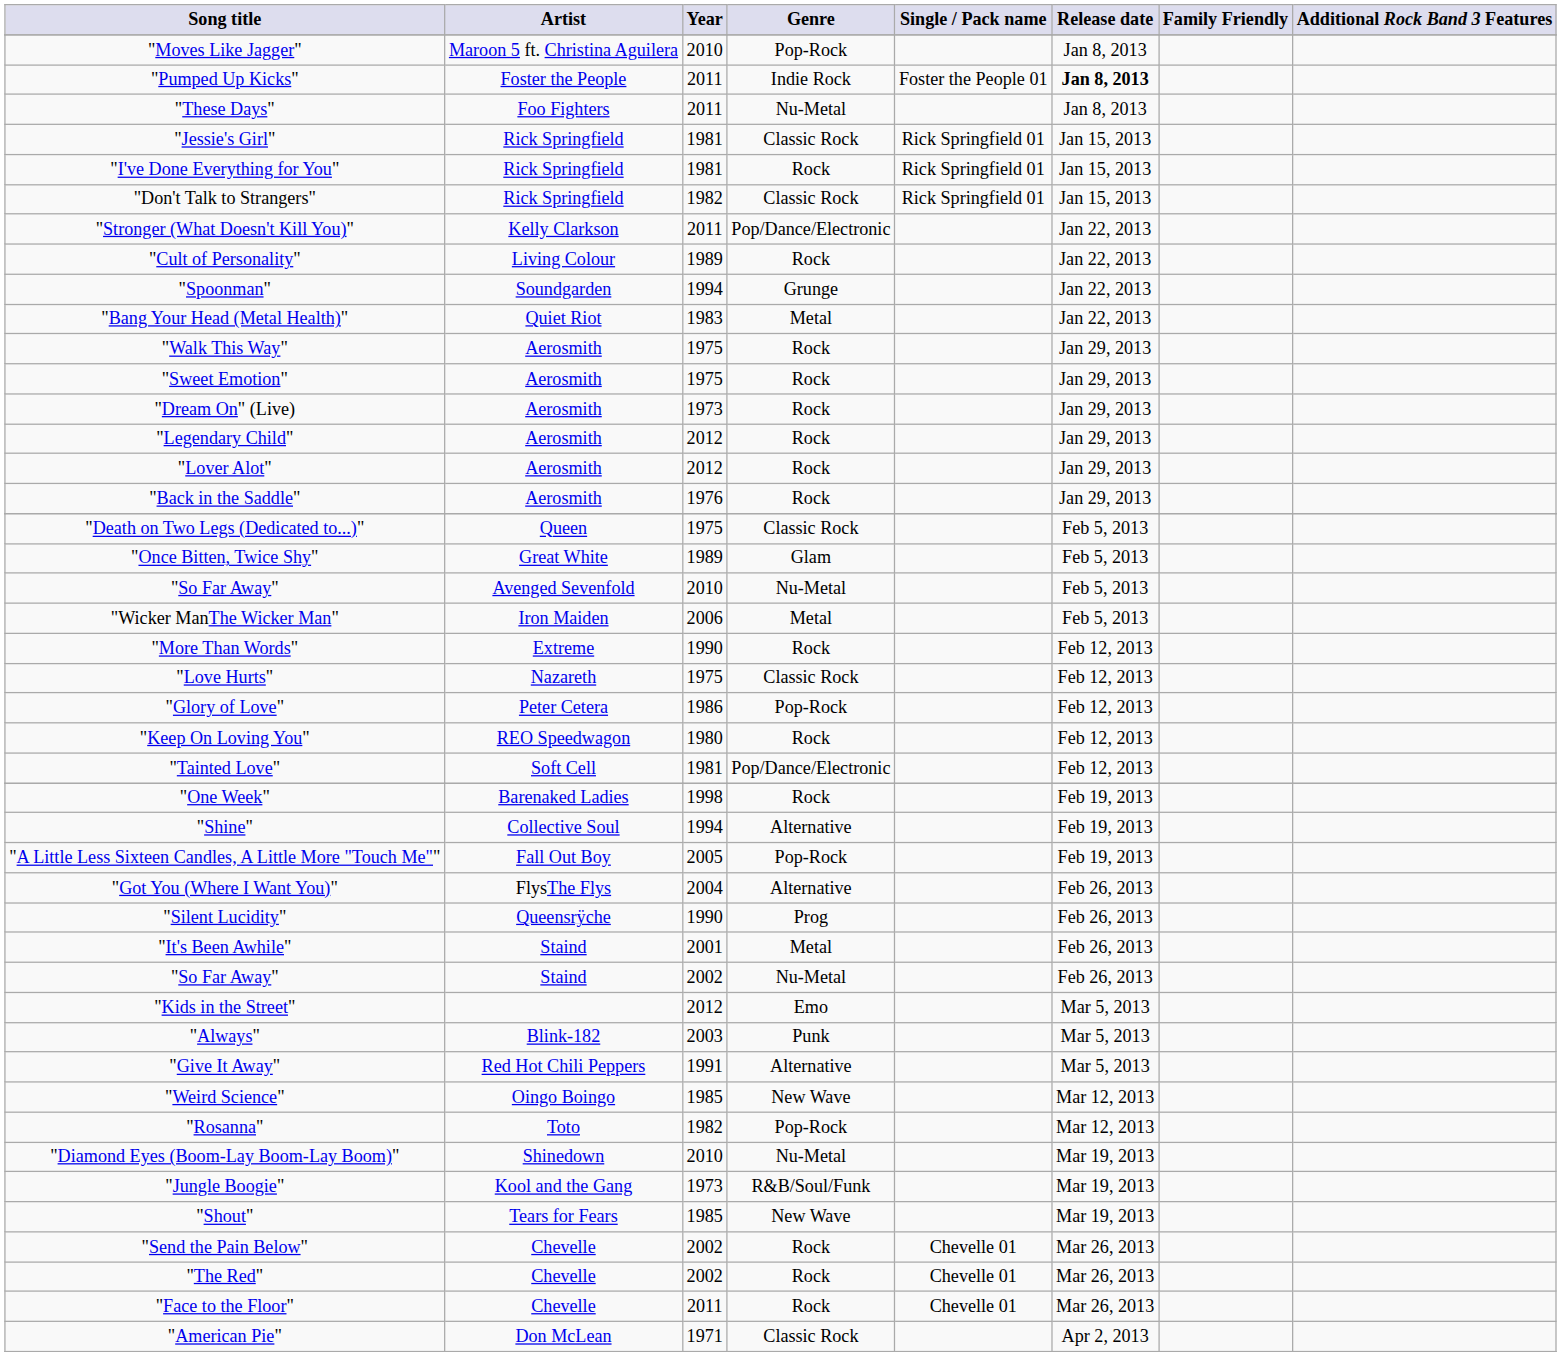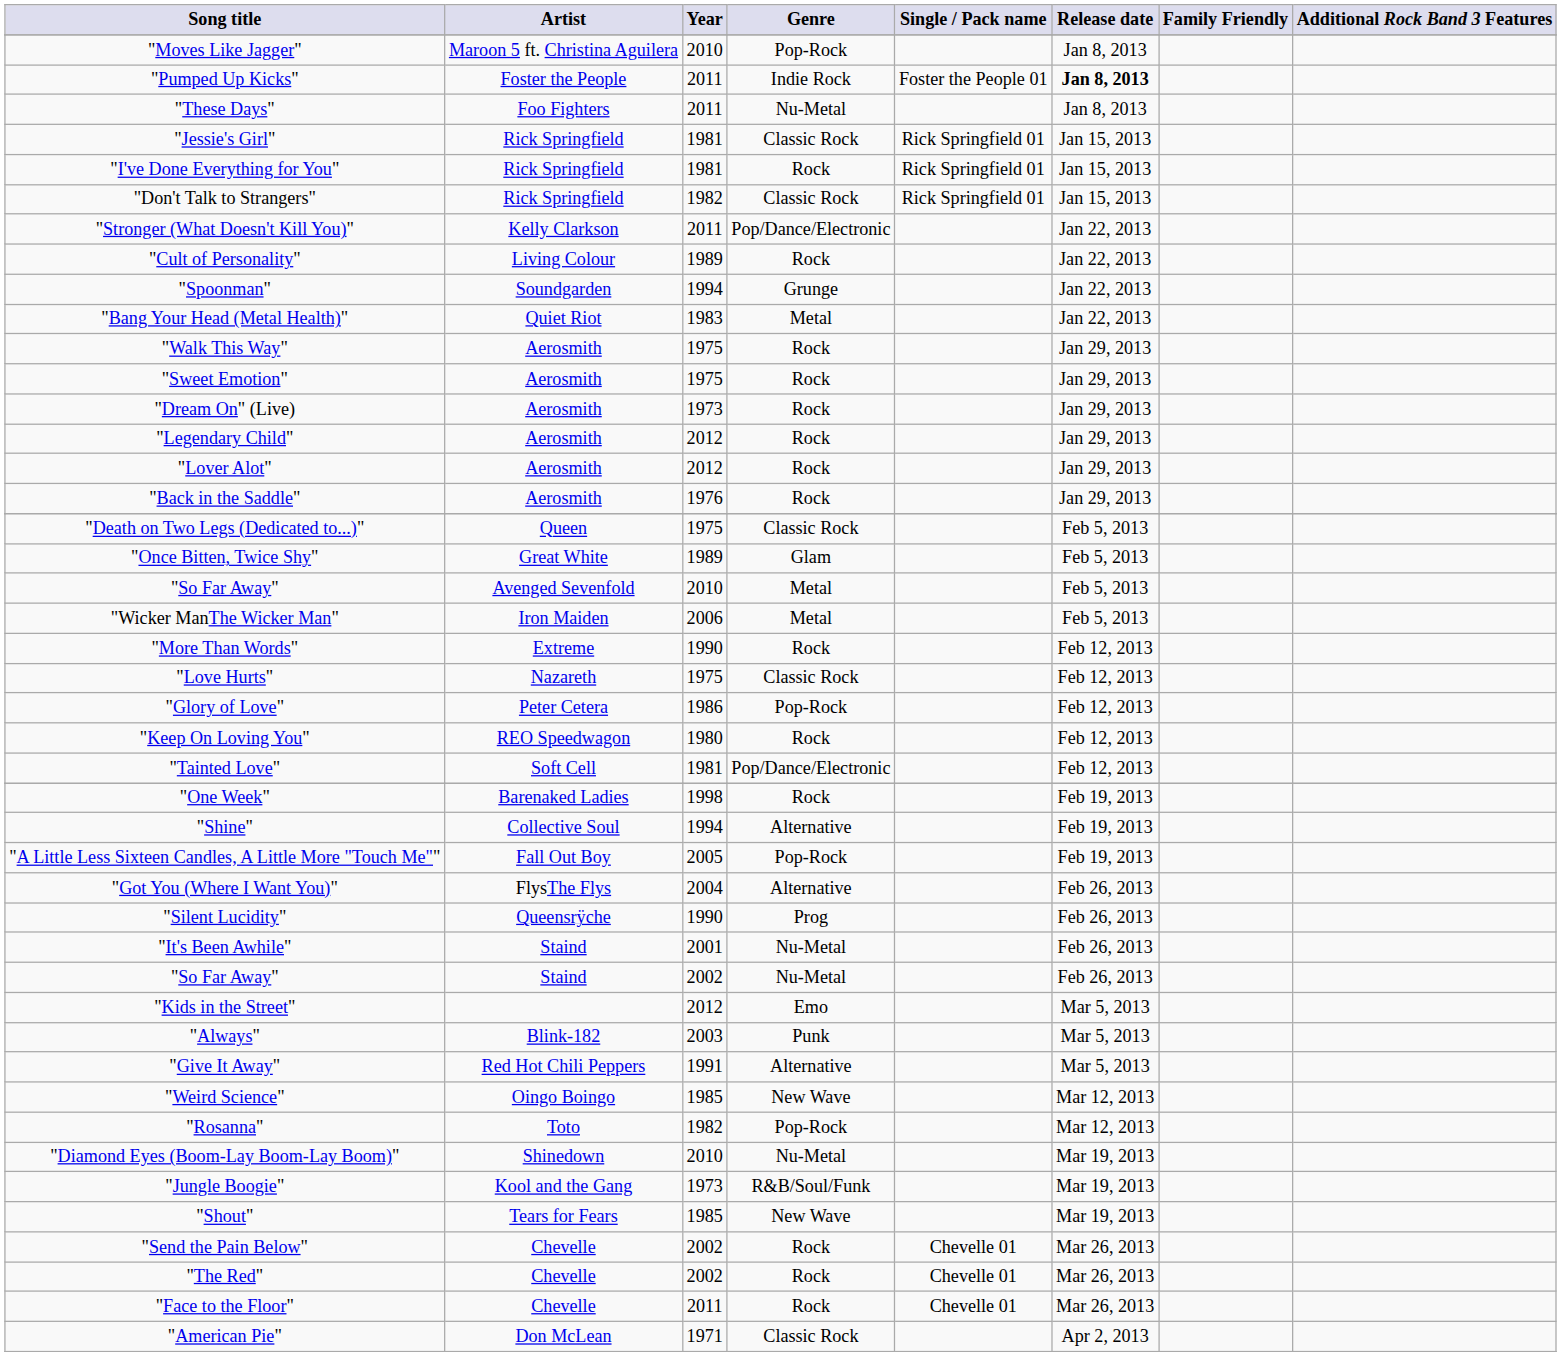(811, 588) Nu-Metal -> (811, 588) Metal
(811, 947) Metal -> (811, 947) Nu-Metal
